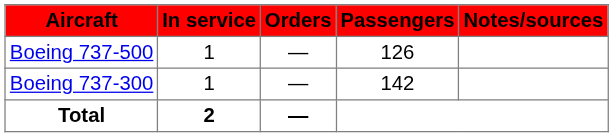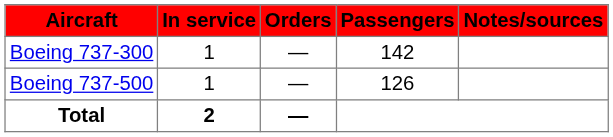rows swapped: (82, 83) <-> (82, 52)
